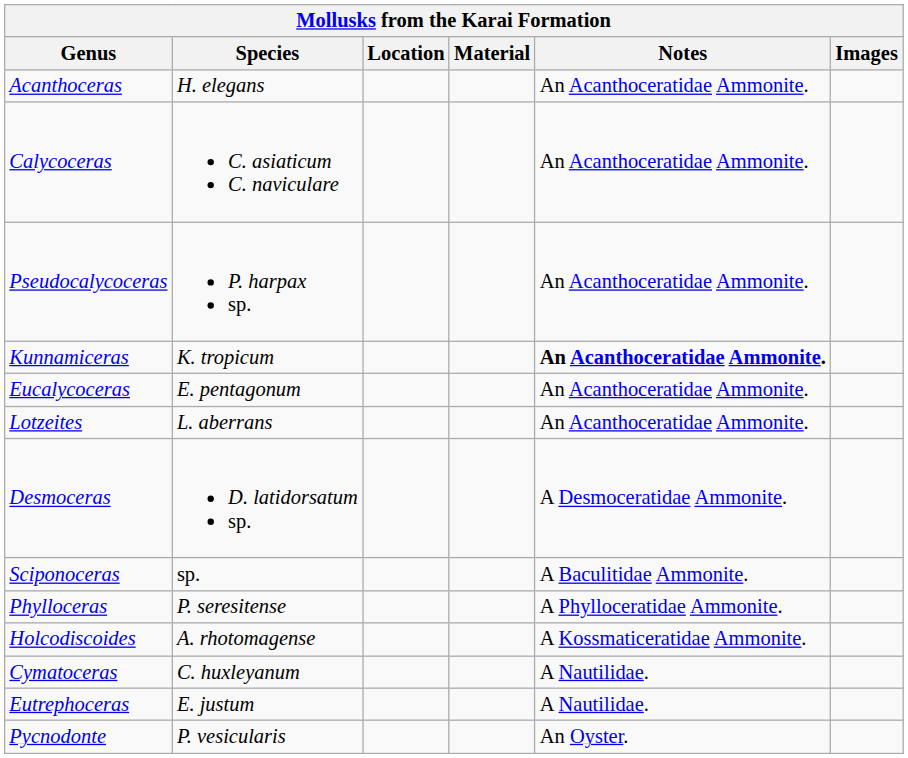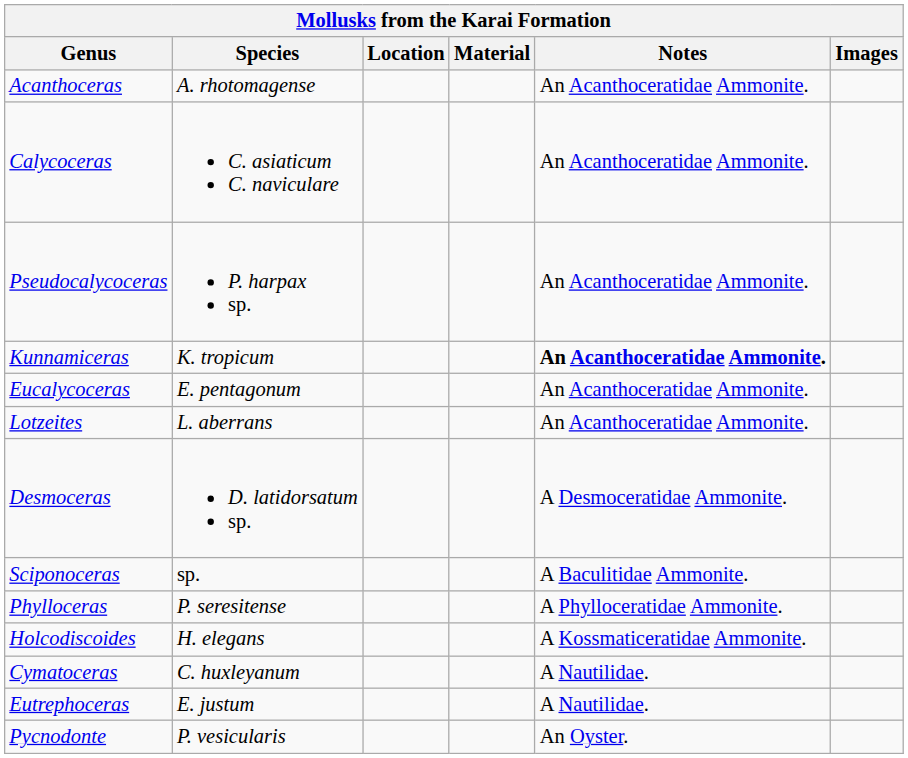(221, 85) H. elegans -> (246, 85) A. rhotomagense
(246, 639) A. rhotomagense -> (221, 639) H. elegans
